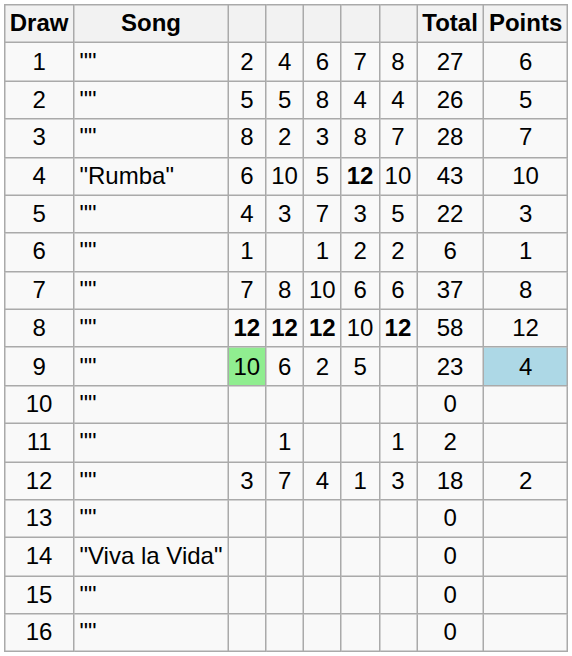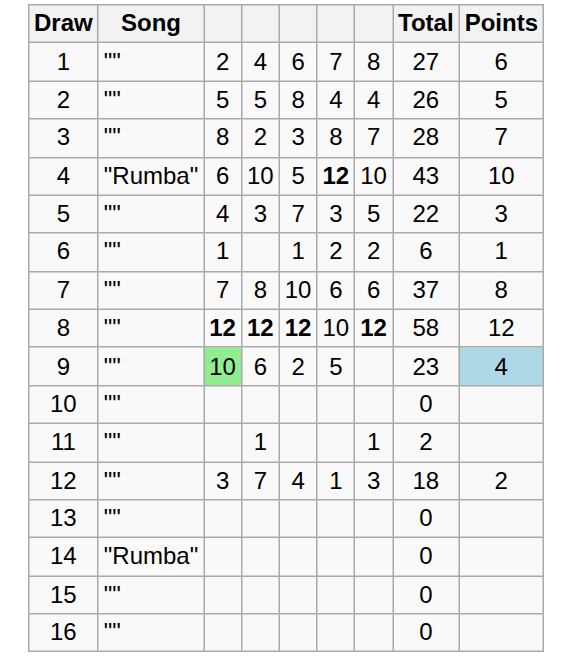(151, 556) "Viva la Vida" -> (151, 556) "Rumba"
